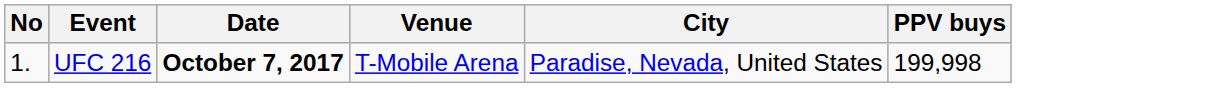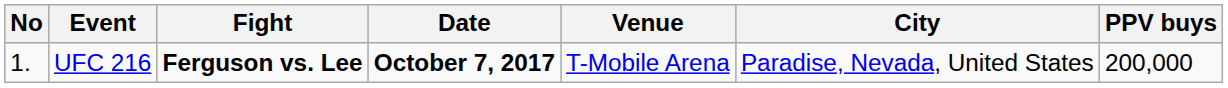+ column: (263, 23)
(938, 62) 199,998 -> (1149, 62) 200,000
